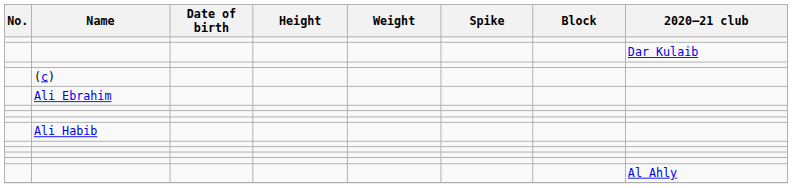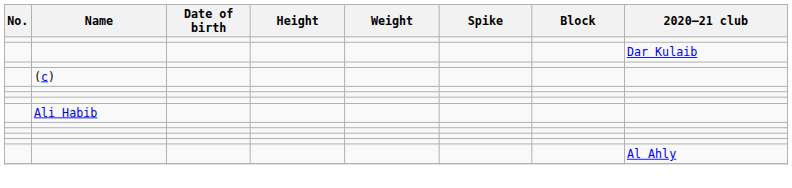- row: (18, 96)
